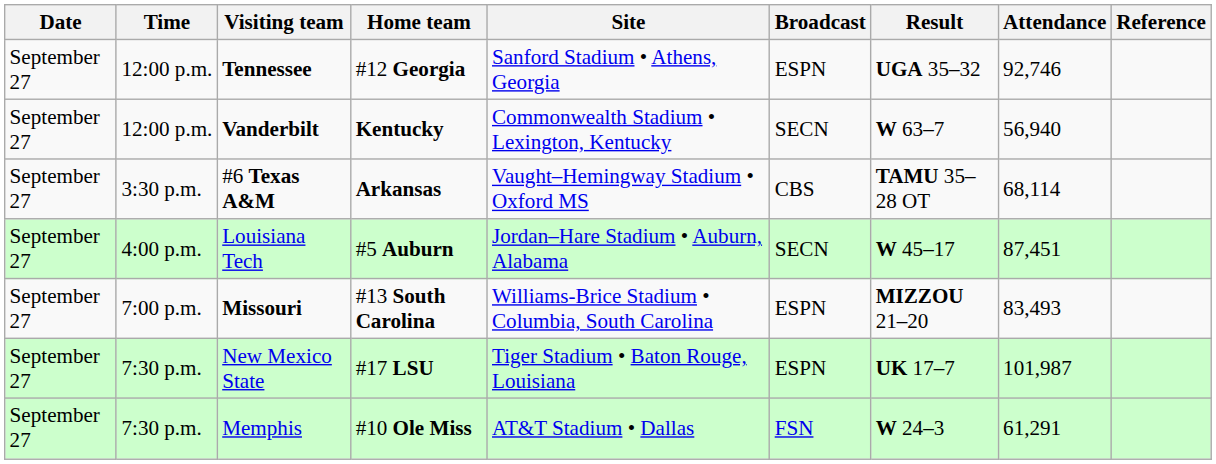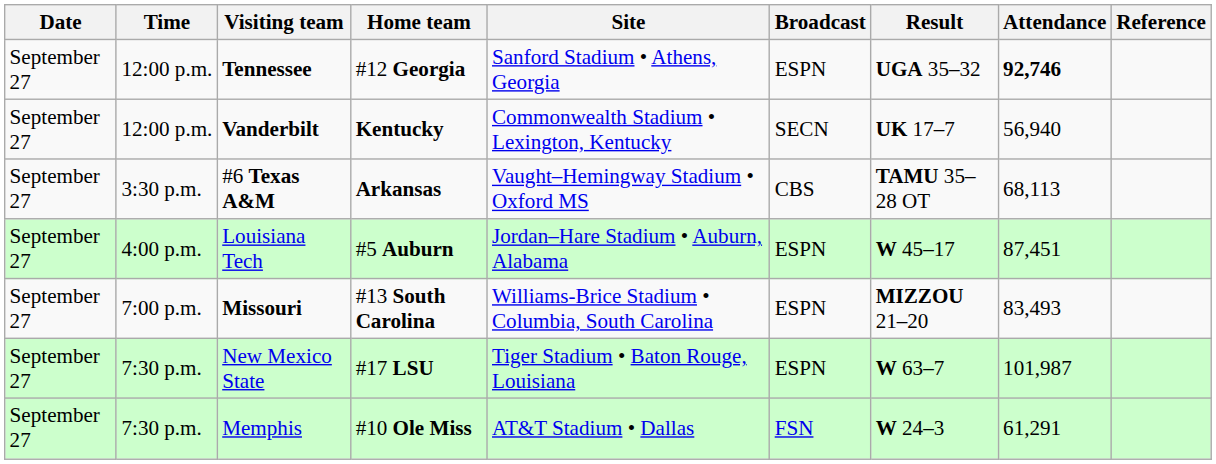(1032, 69) normal -> (1032, 69) bold
(910, 129) W 63–7 -> (915, 129) UK 17–7
(1032, 189) 68,114 -> (1032, 189) 68,113
(802, 249) SECN -> (801, 249) ESPN
(915, 368) UK 17–7 -> (910, 368) W 63–7
